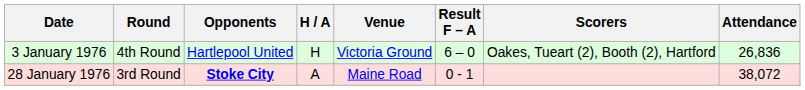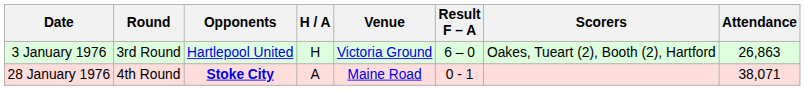(149, 52) 4th Round -> (149, 52) 3rd Round
(759, 52) 26,836 -> (759, 52) 26,863
(149, 74) 3rd Round -> (149, 74) 4th Round
(759, 74) 38,072 -> (759, 74) 38,071
